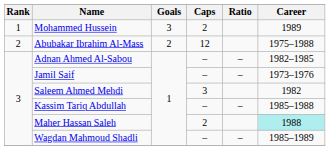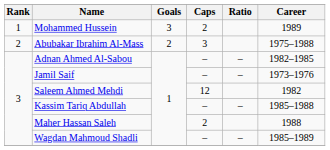(205, 43) 12 -> (205, 43) 3
(205, 91) 3 -> (205, 91) 12
(291, 122) paleturquoise background -> (291, 122) no background
